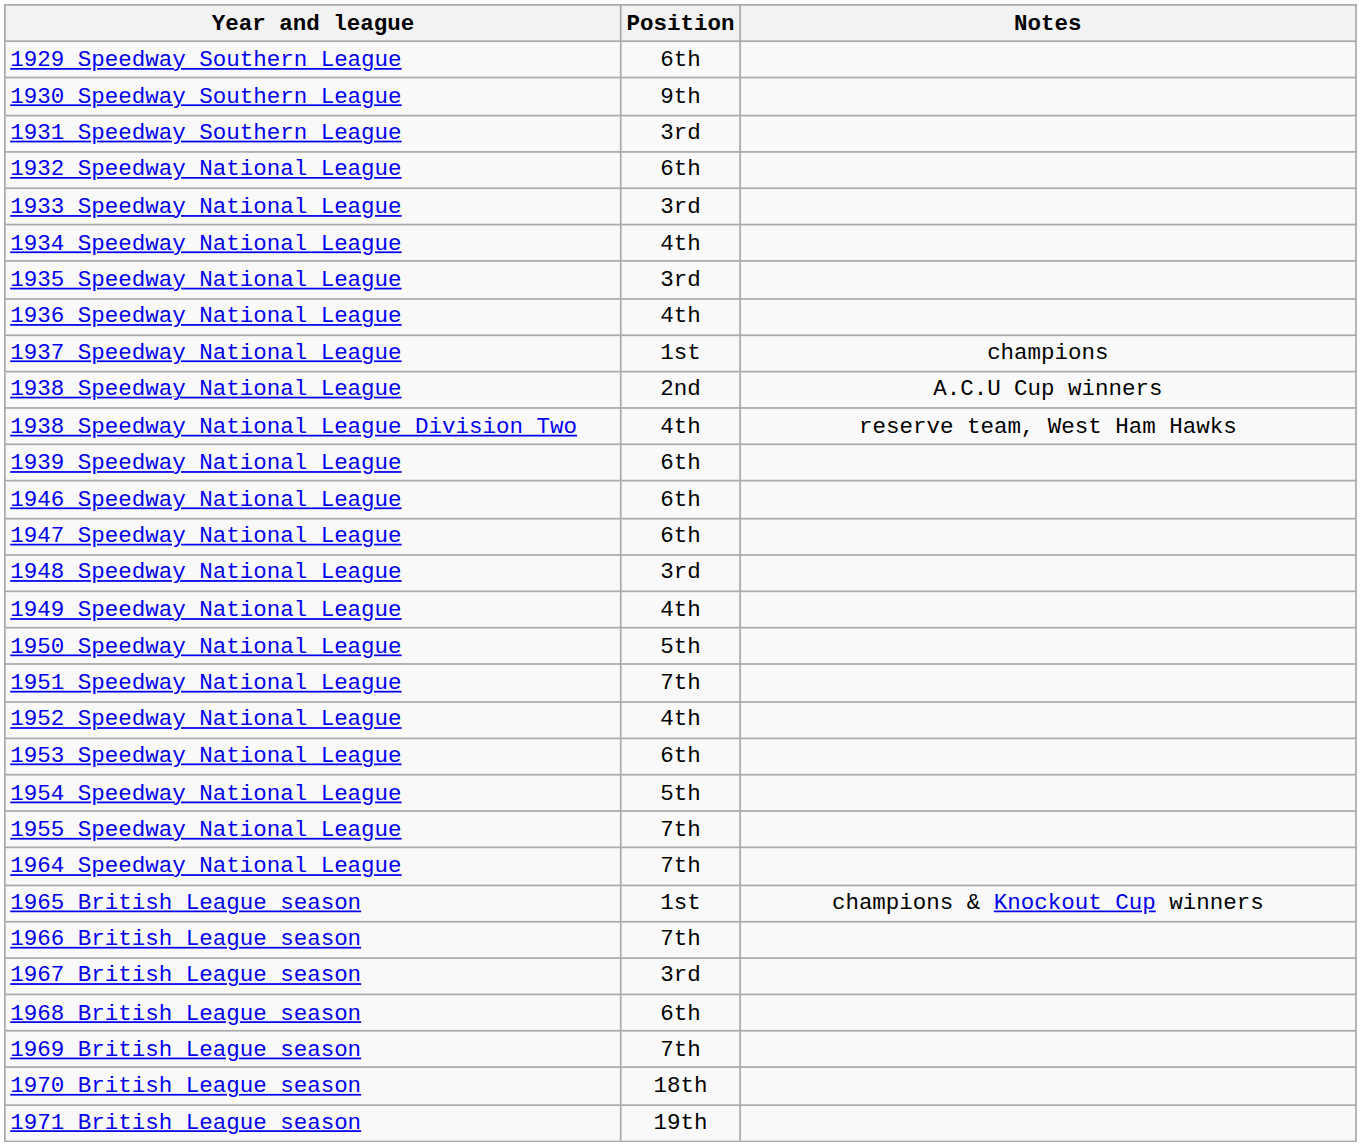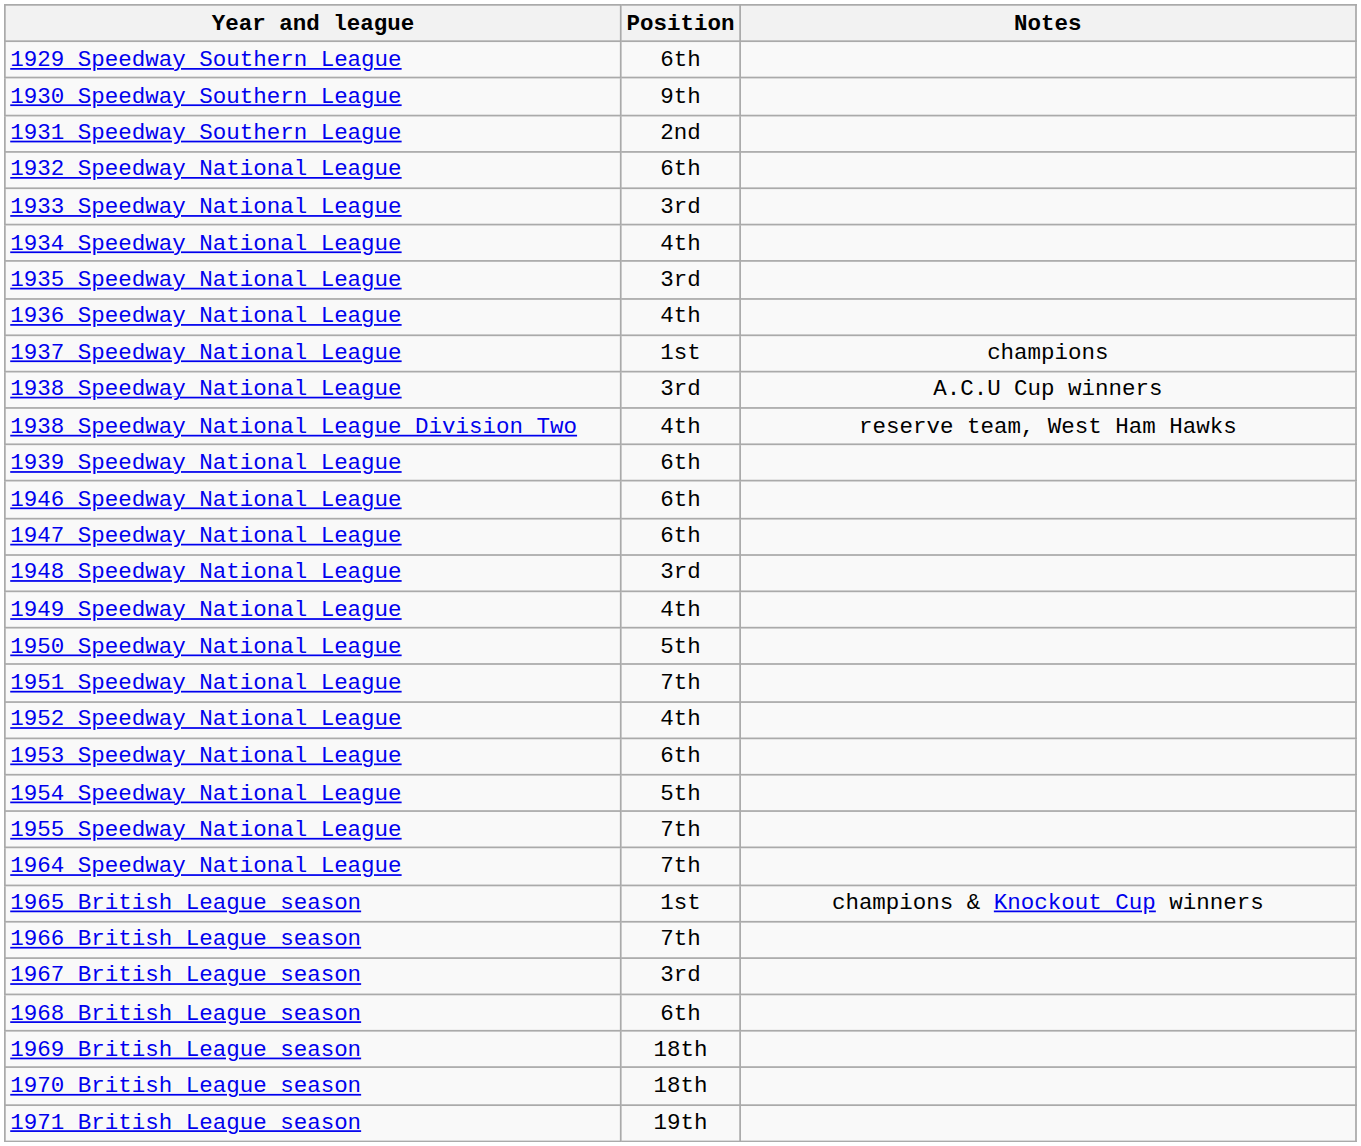(680, 133) 3rd -> (680, 133) 2nd
(680, 390) 2nd -> (680, 390) 3rd
(680, 1050) 7th -> (680, 1050) 18th
